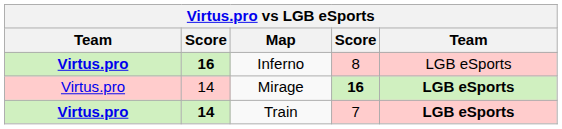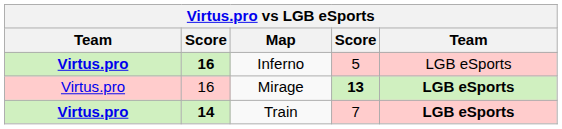(356, 64) 8 -> (356, 64) 5
(206, 87) 14 -> (206, 87) 16
(356, 87) 16 -> (356, 87) 13
